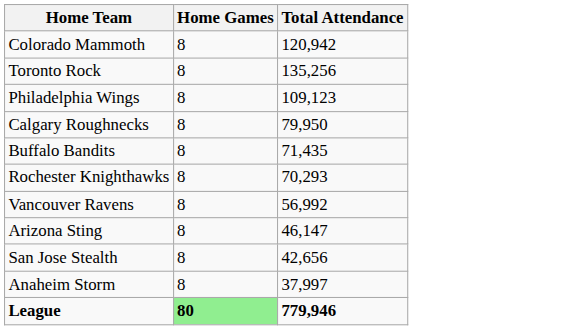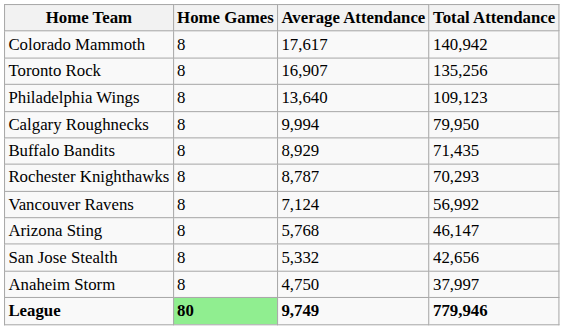+ column: (353, 17)
(309, 44) 120,942 -> (460, 44) 140,942
